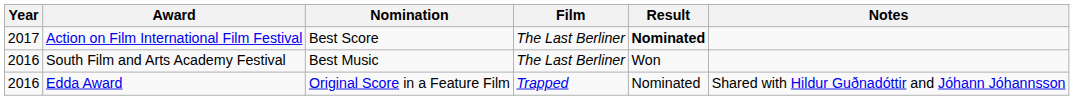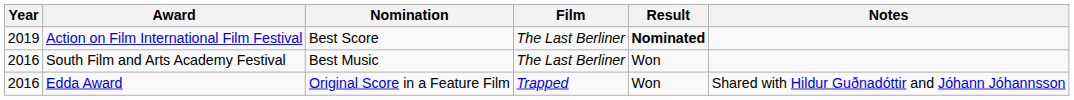(24, 38) 2017 -> (24, 38) 2019
(666, 83) Nominated -> (646, 83) Won
